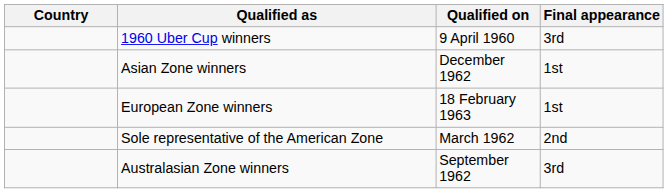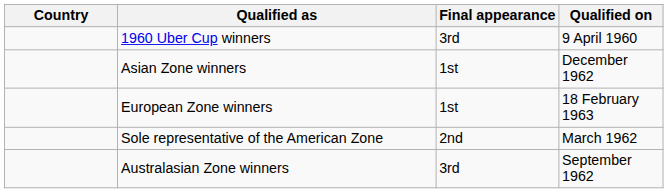columns swapped: (488, 15) <-> (602, 15)
